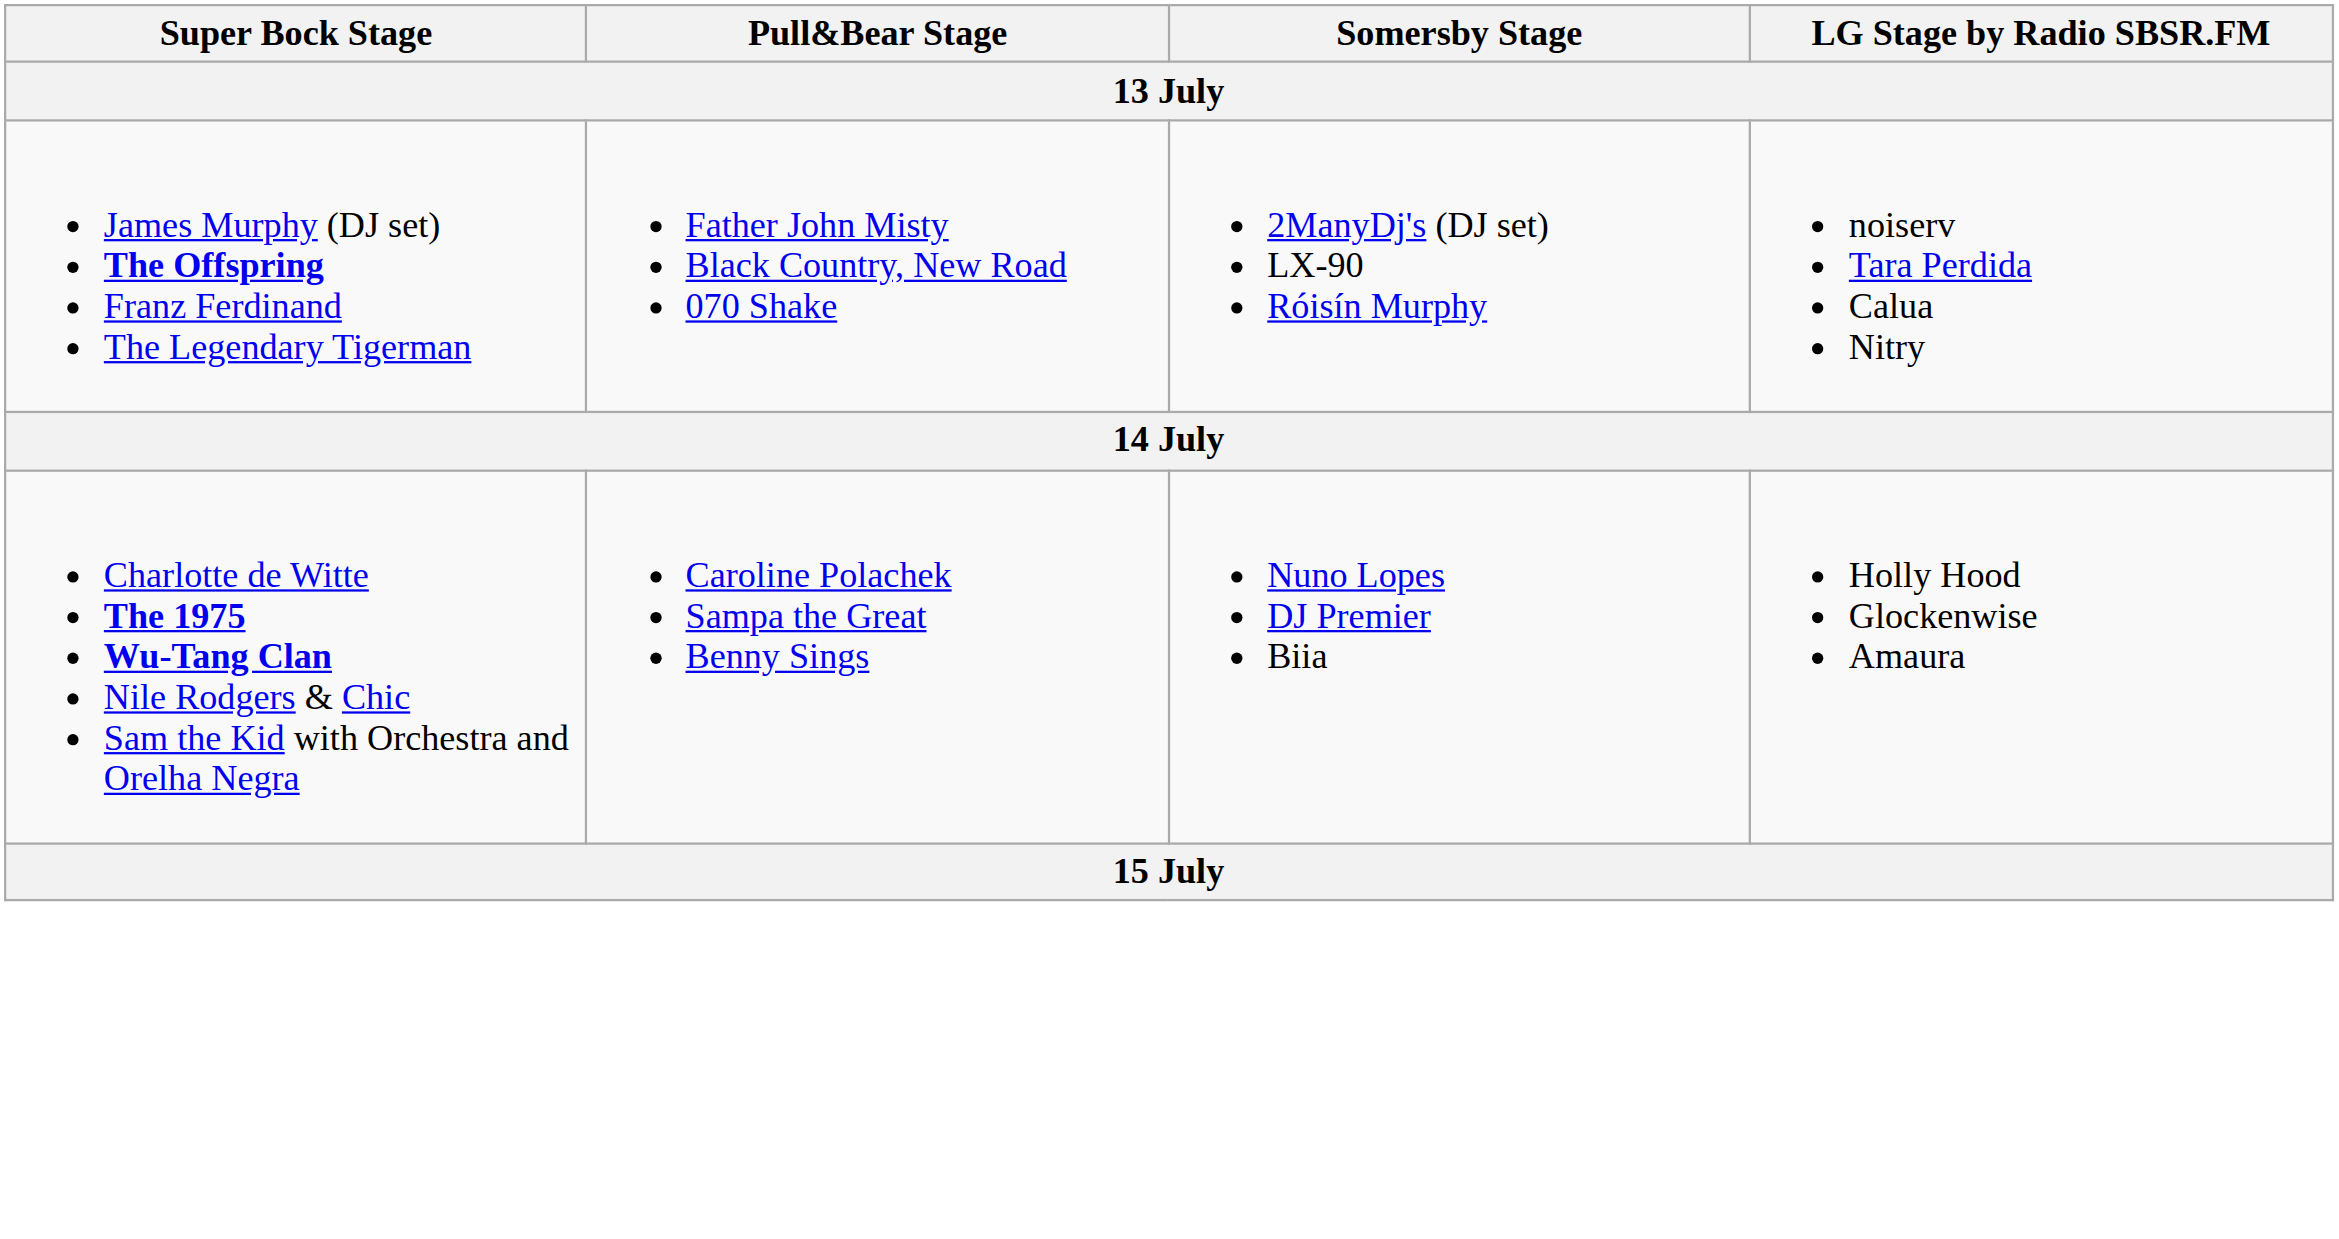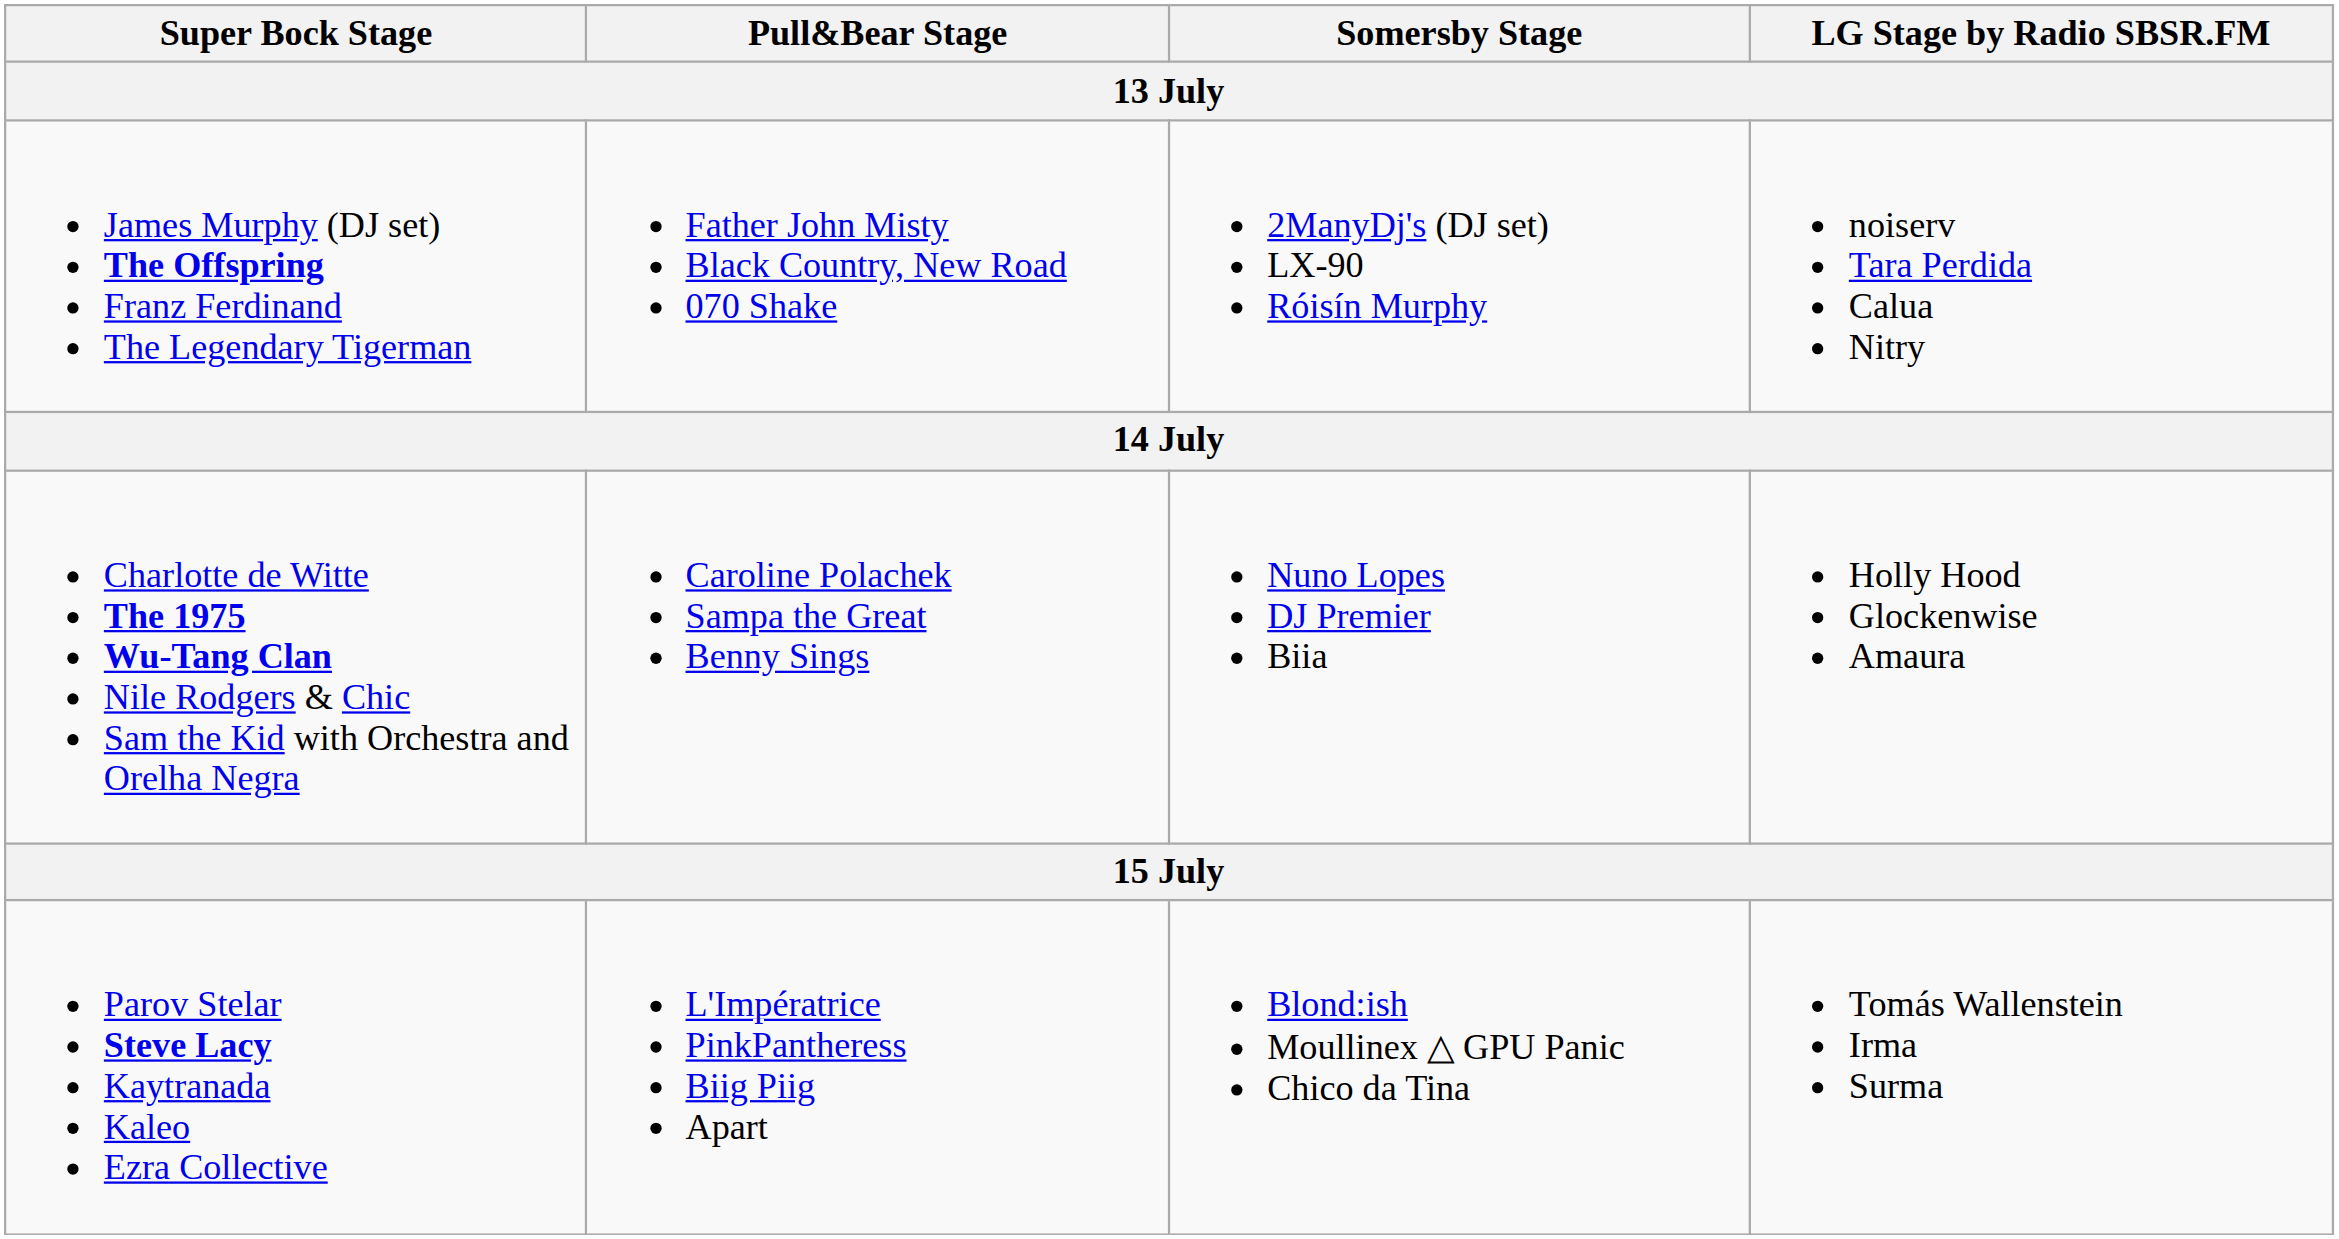+ row: (296, 1088)
